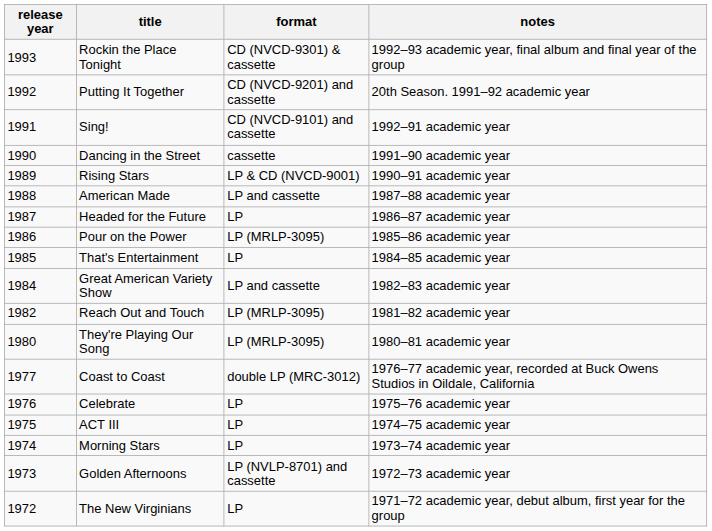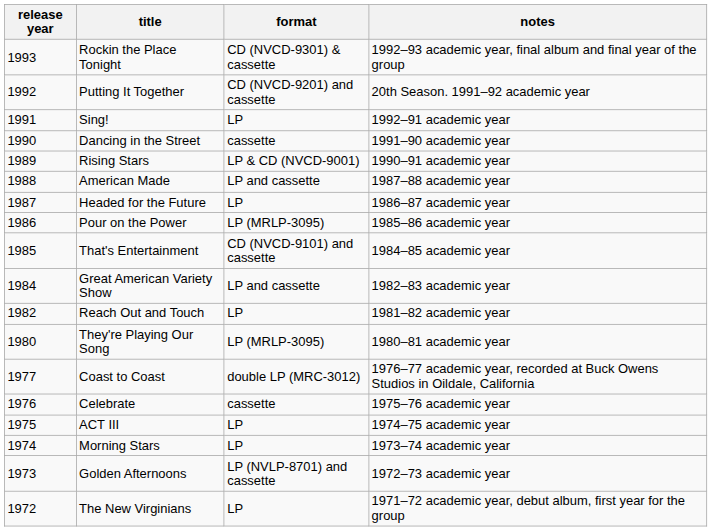(290, 127) CD (NVCD-9101) and cassette -> (235, 120) LP
(235, 258) LP -> (290, 250) CD (NVCD-9101) and cassette
(276, 313) LP (MRLP-3095) -> (235, 313) LP
(235, 404) LP -> (251, 404) cassette
